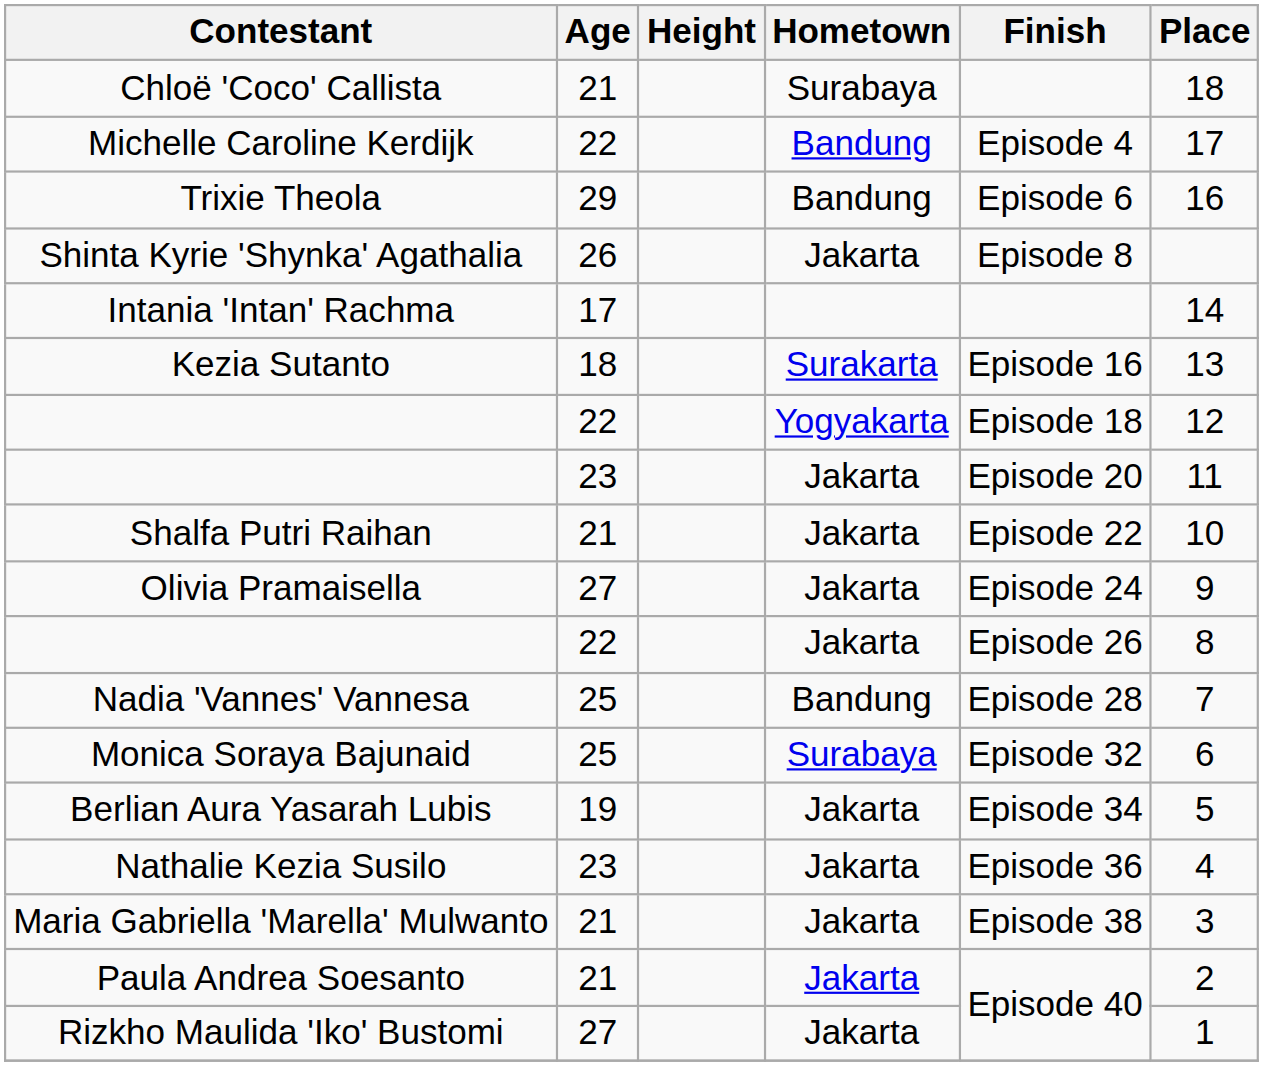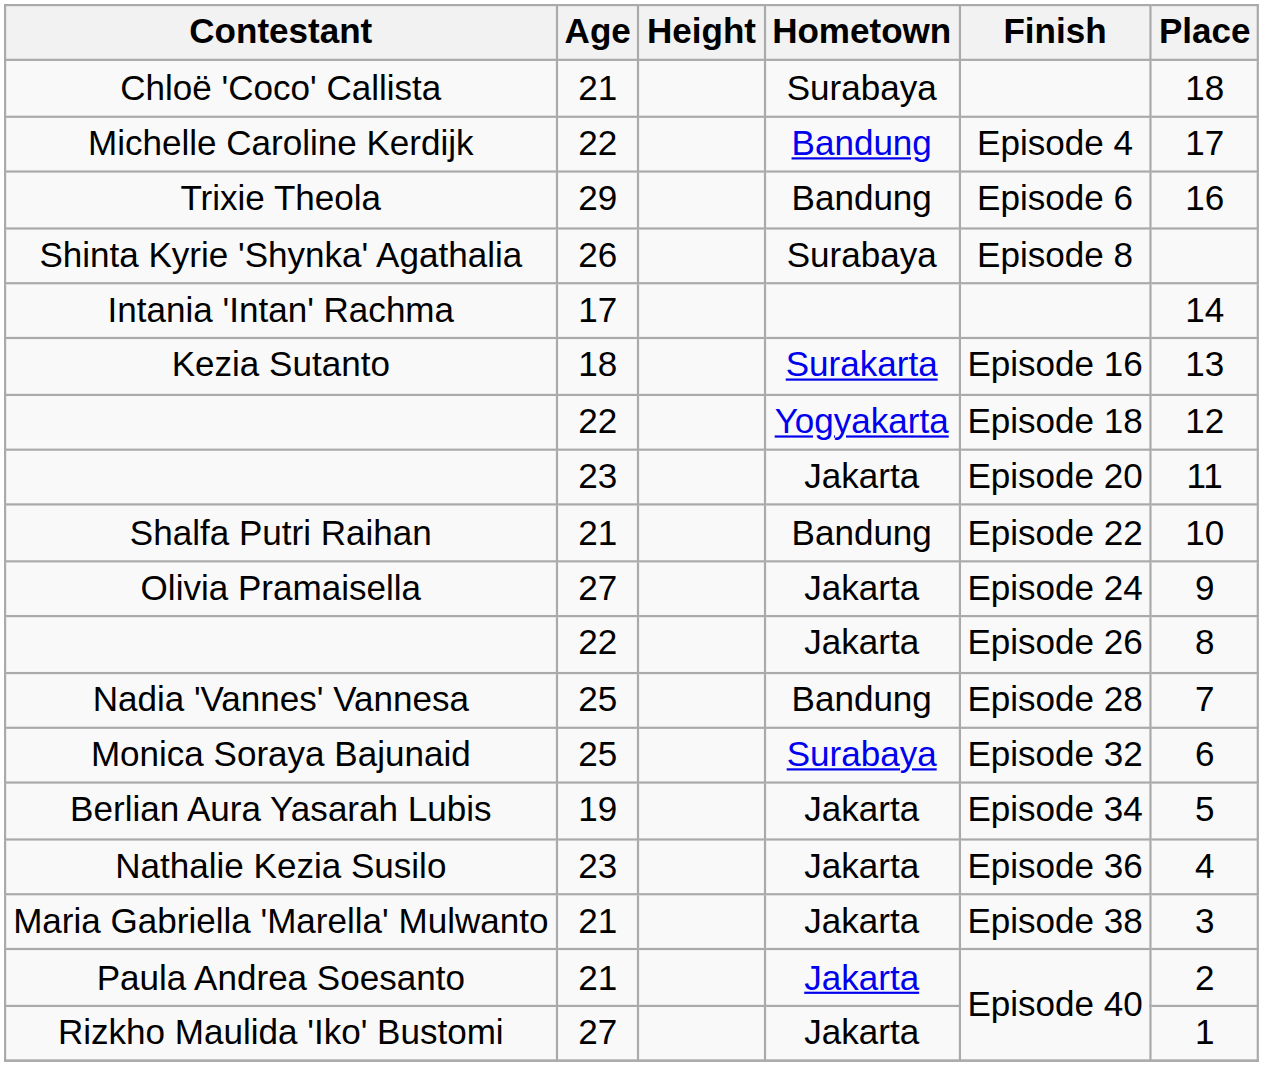(862, 254) Jakarta -> (862, 254) Surabaya
(862, 532) Jakarta -> (862, 532) Bandung
